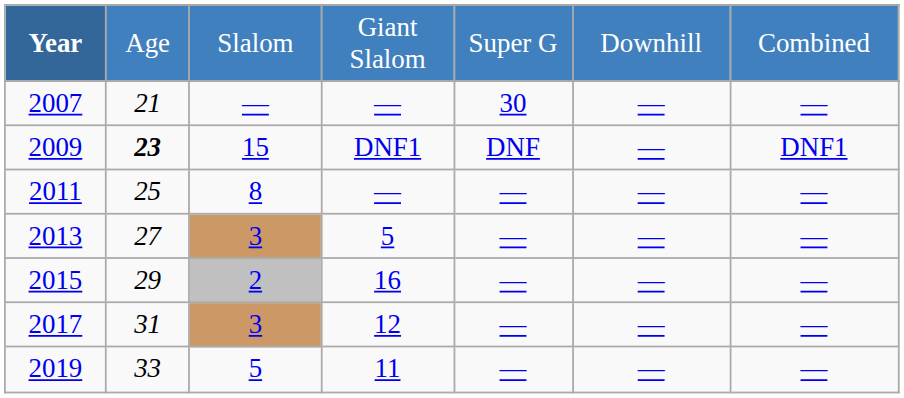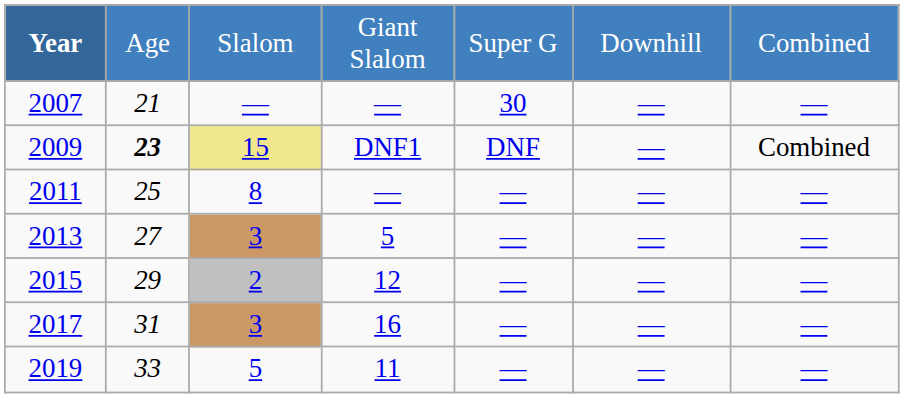(255, 147) no background -> (255, 147) khaki background
(814, 147) DNF1 -> (814, 147) Combined
(388, 280) 16 -> (388, 280) 12
(388, 324) 12 -> (388, 324) 16
